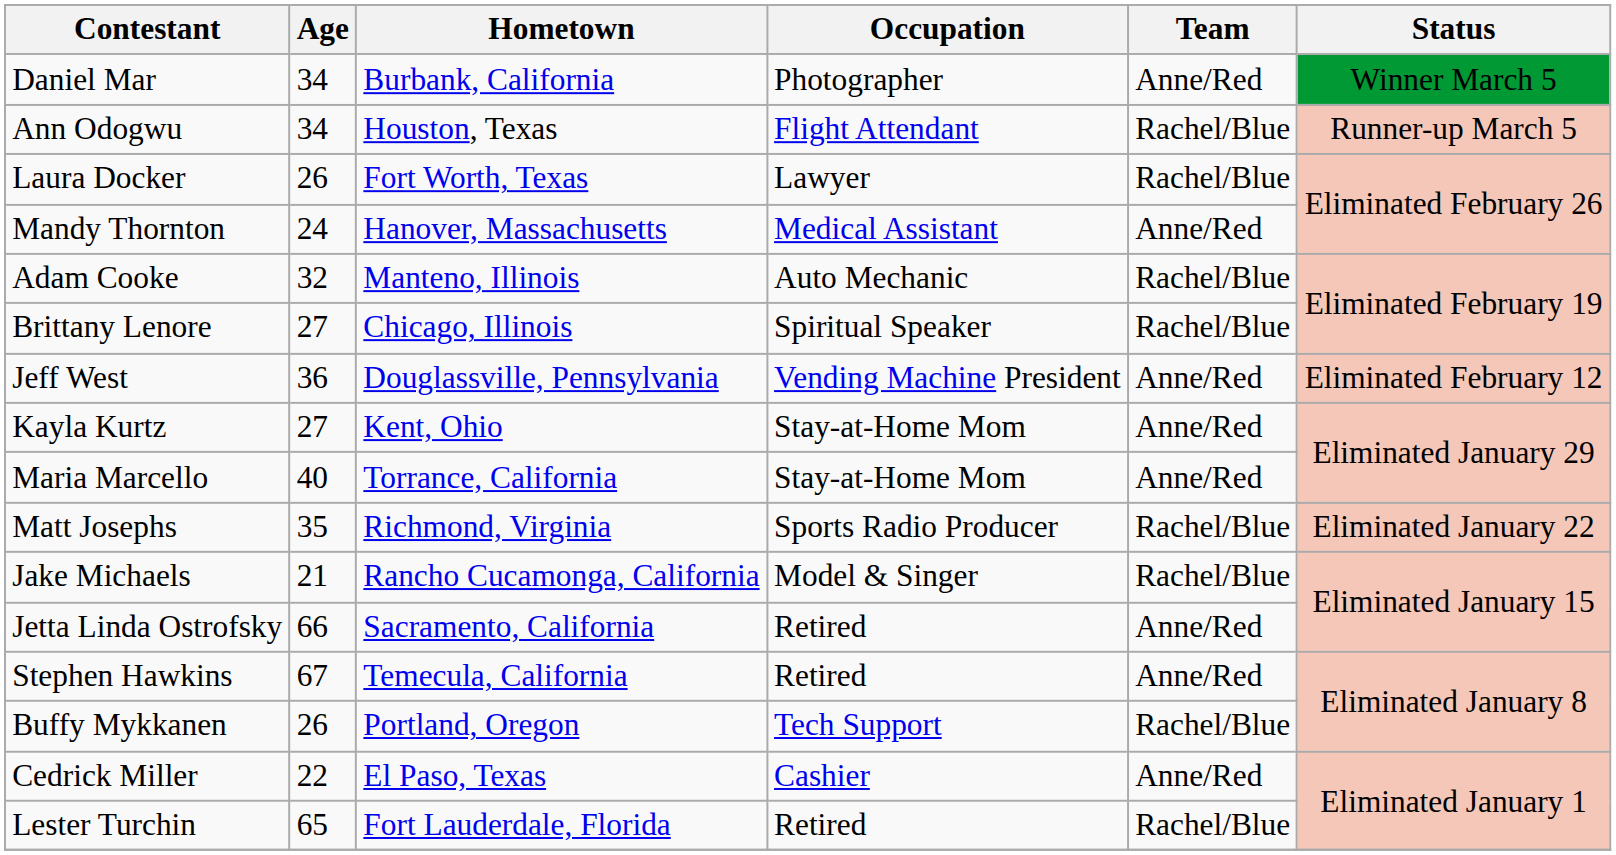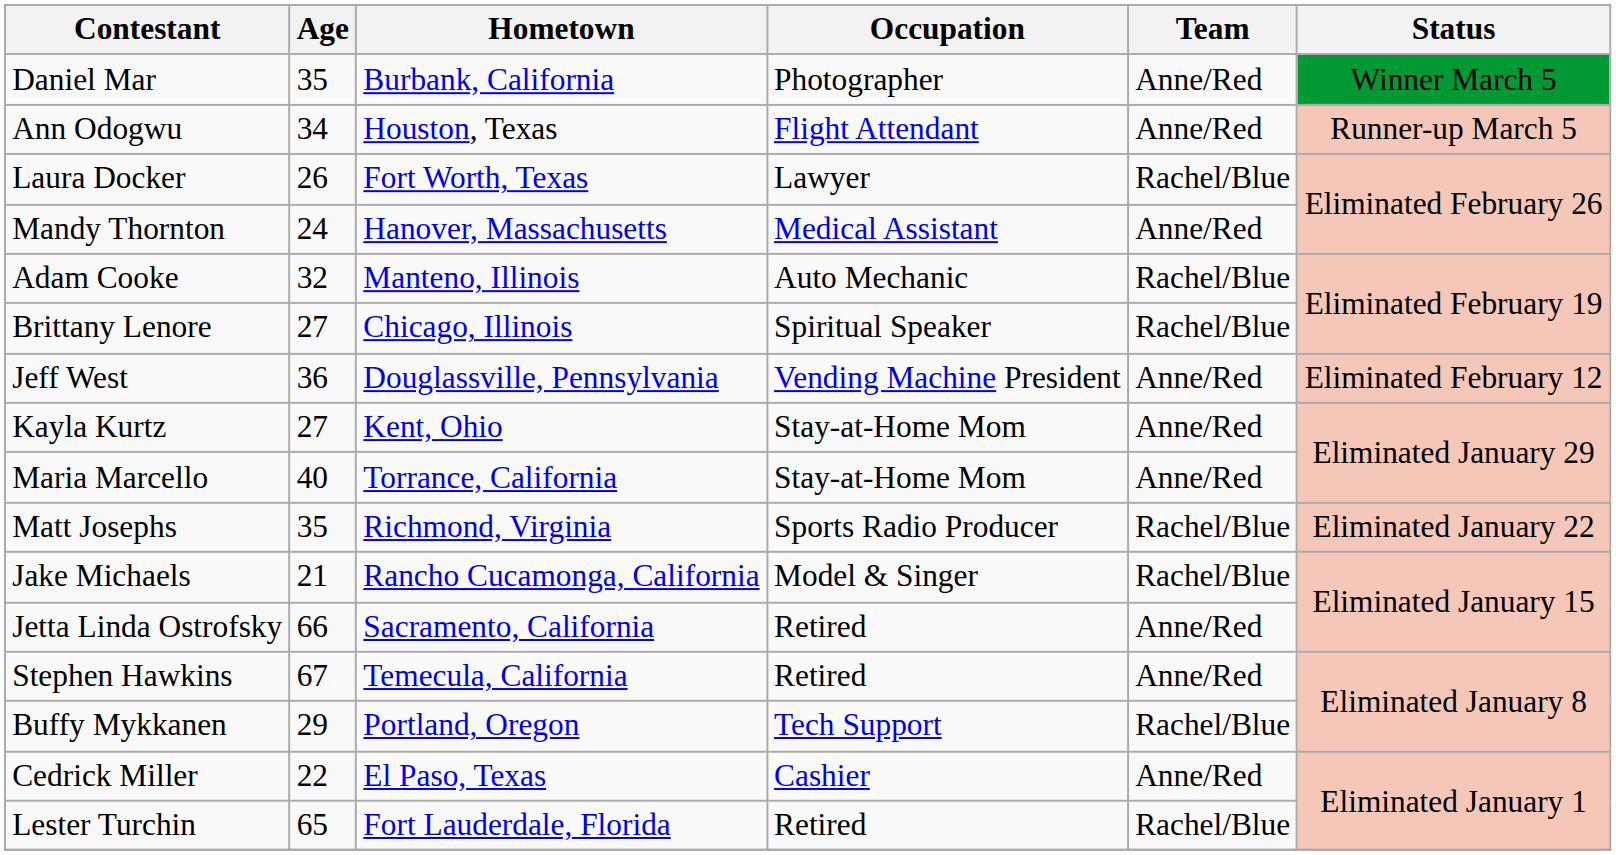(312, 79) 34 -> (312, 79) 35
(1213, 128) Rachel/Blue -> (1199, 128) Anne/Red
(312, 725) 26 -> (312, 725) 29
